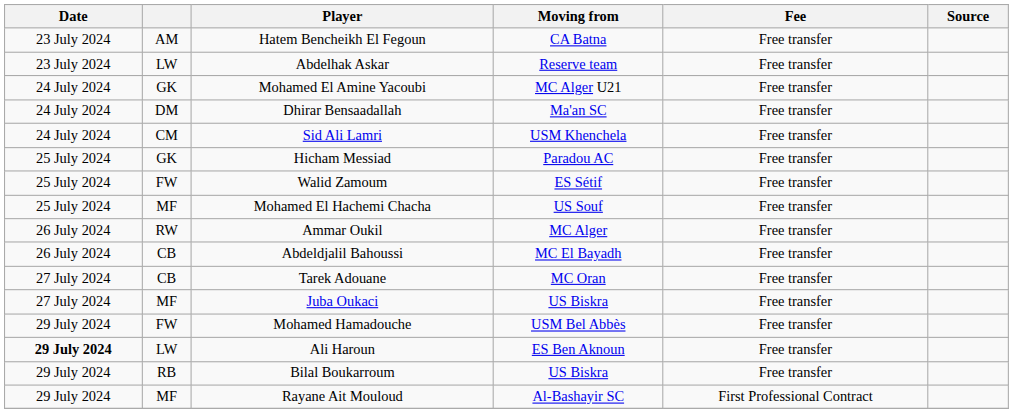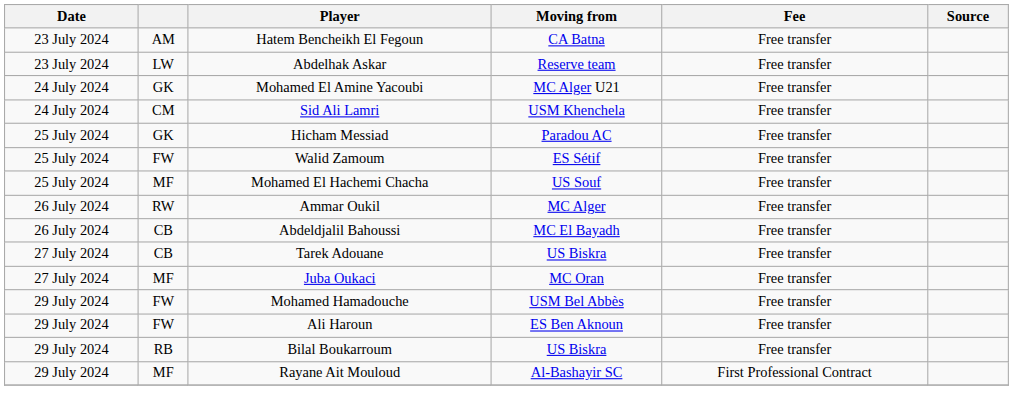- row: (342, 111)
(578, 277) MC Oran -> (577, 253) US Biskra
(578, 301) US Biskra -> (577, 277) MC Oran
(73, 348) bold -> (72, 325) normal
(167, 348) LW -> (163, 325) FW
